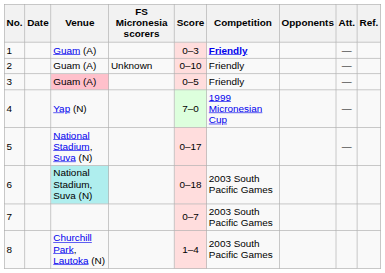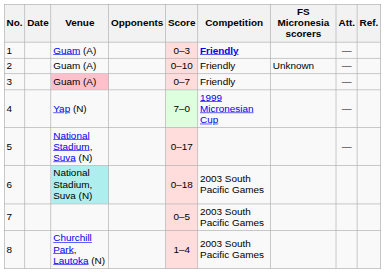columns swapped: (308, 23) <-> (142, 23)
(190, 81) 0–5 -> (182, 81) 0–7
(190, 217) 0–7 -> (182, 217) 0–5
